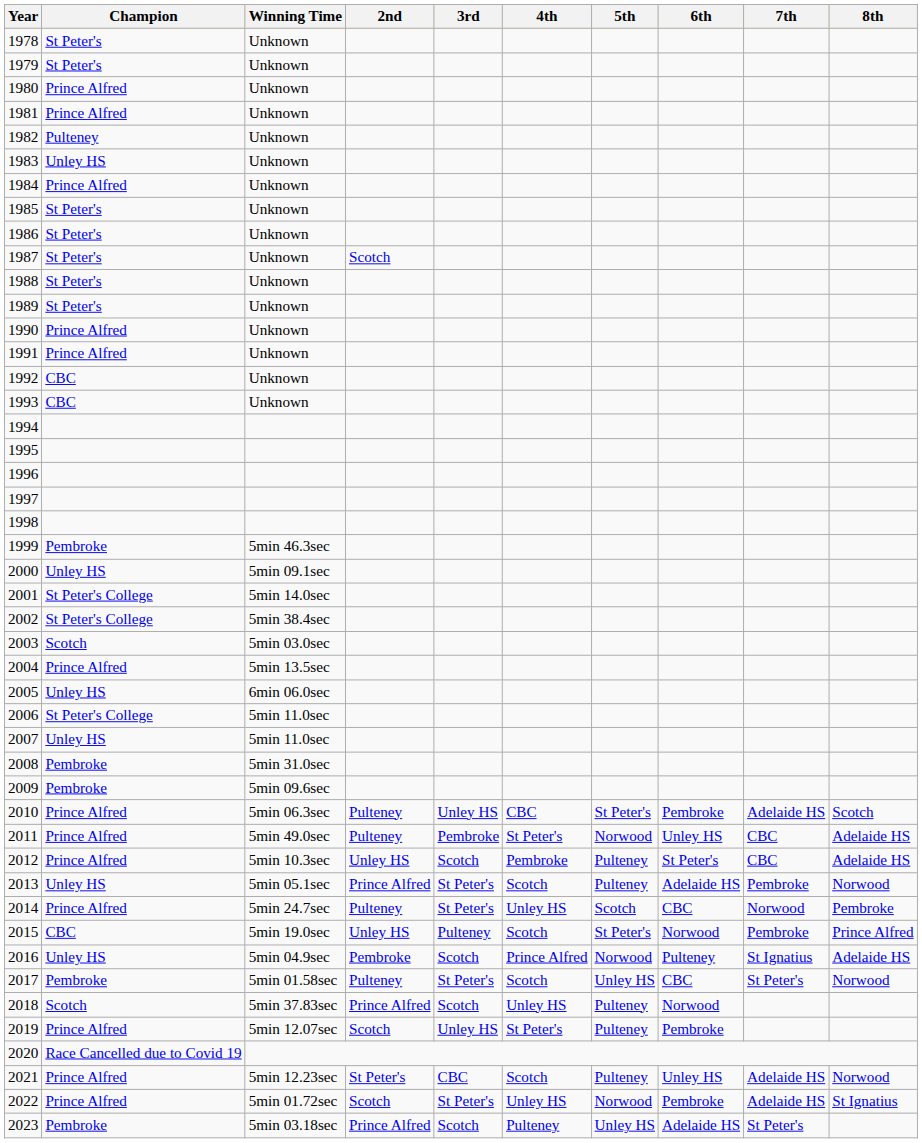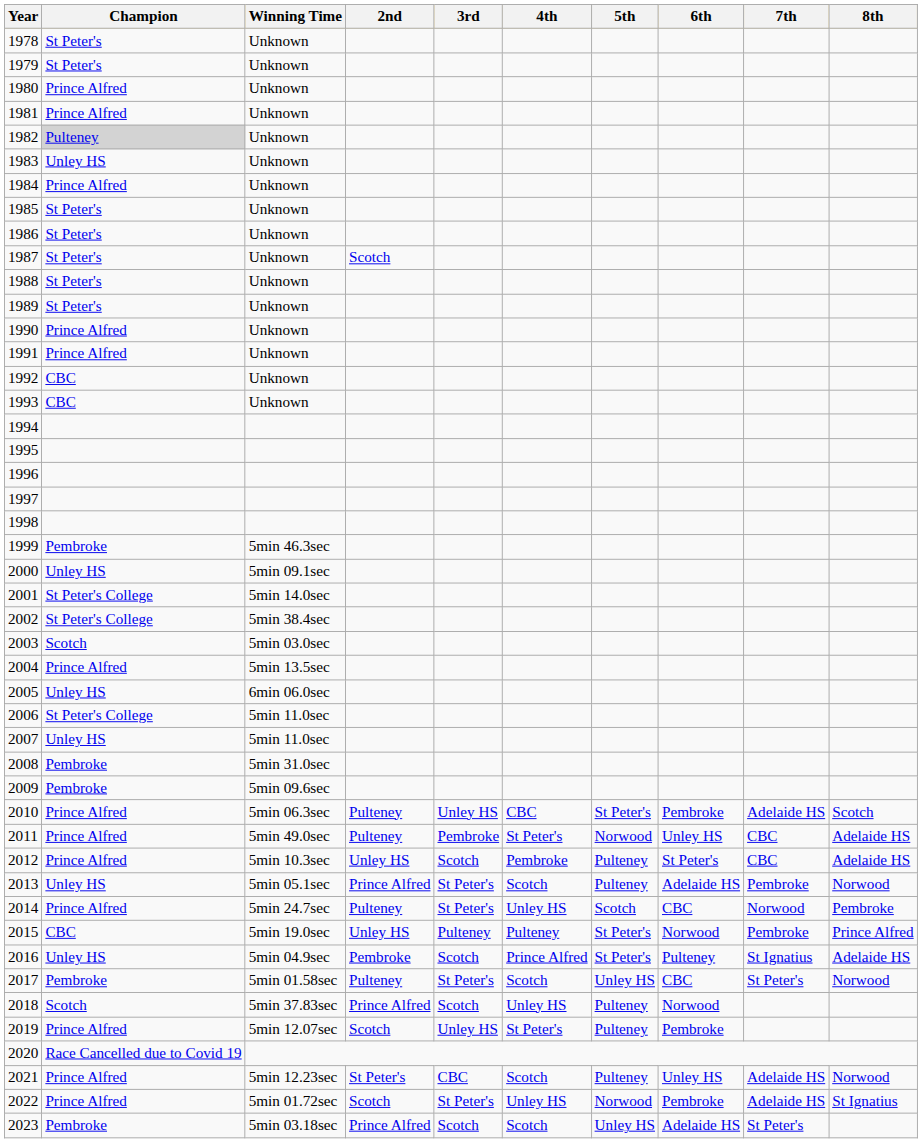(72, 137) no background -> (72, 137) lightgrey background
(527, 932) Scotch -> (533, 932) Pulteney
(623, 956) Norwood -> (623, 956) St Peter's
(533, 1125) Pulteney -> (527, 1125) Scotch
